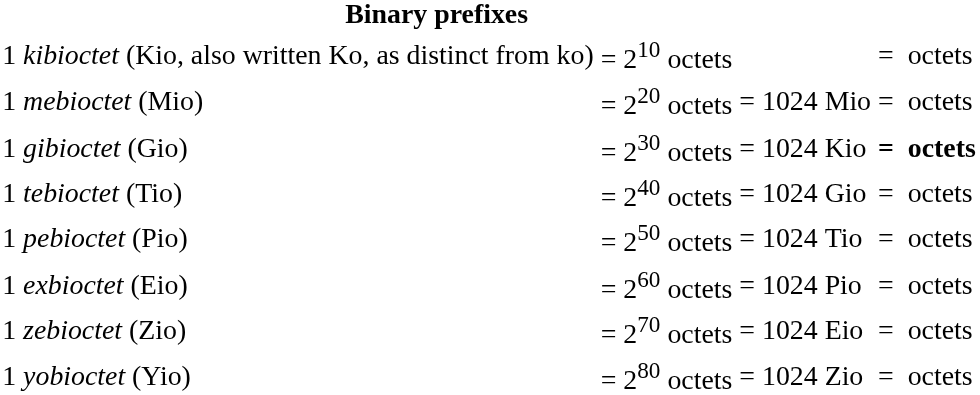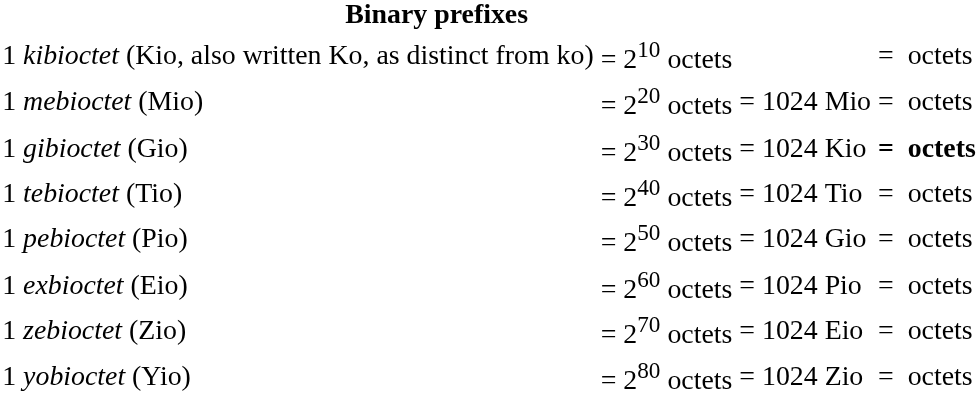(803, 192) = 1024 Gio -> (801, 192) = 1024 Tio
(801, 238) = 1024 Tio -> (803, 238) = 1024 Gio
